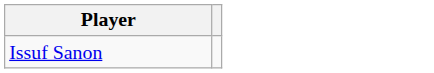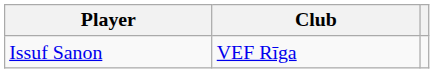+ column: (316, 20)
